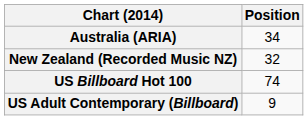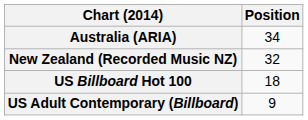(272, 81) 74 -> (272, 81) 18
